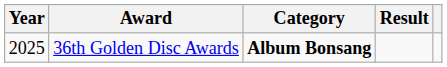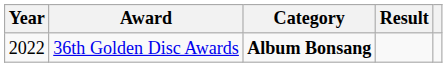(27, 47) 2025 -> (27, 47) 2022
